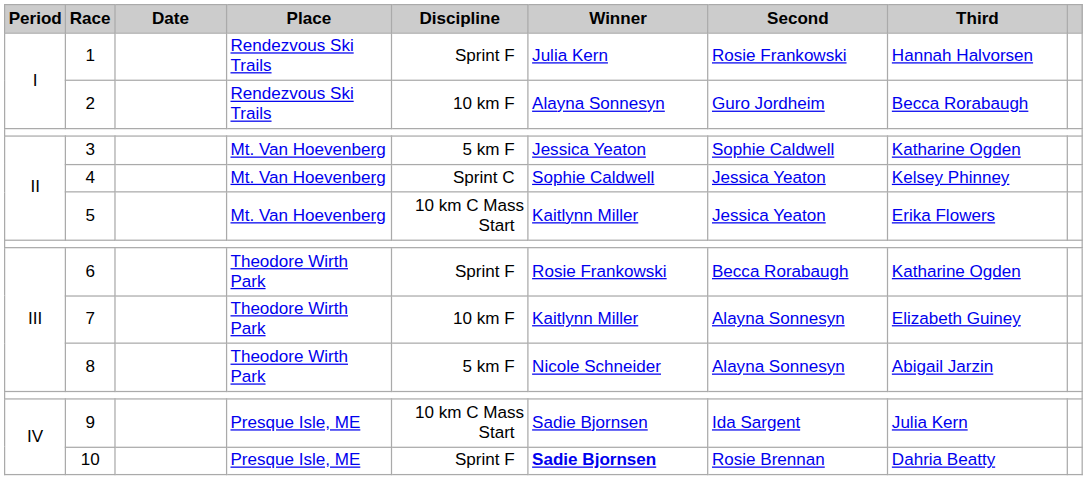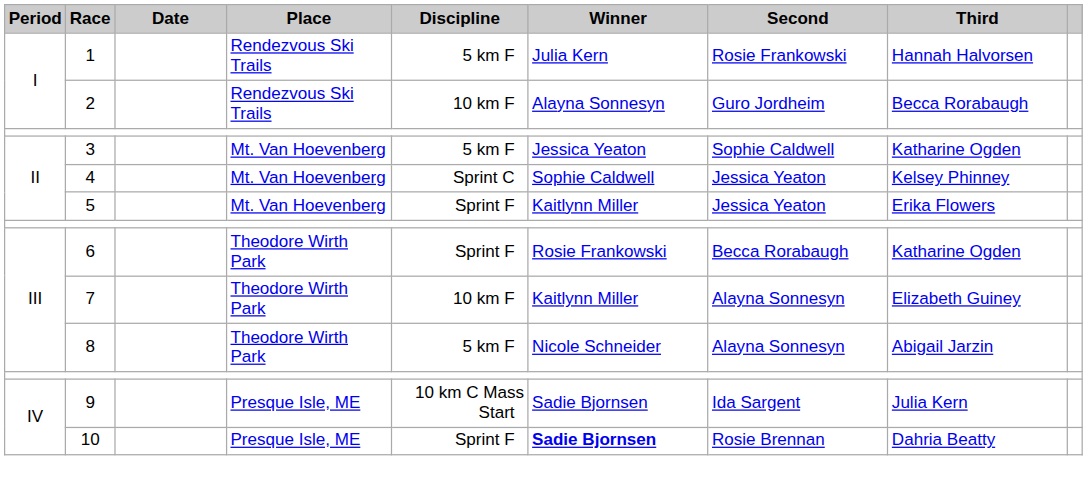(489, 56) Sprint F -> (493, 56) 5 km F
(470, 215) 10 km C Mass Start -> (489, 205) Sprint F
